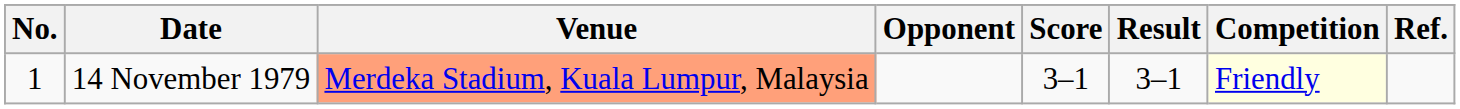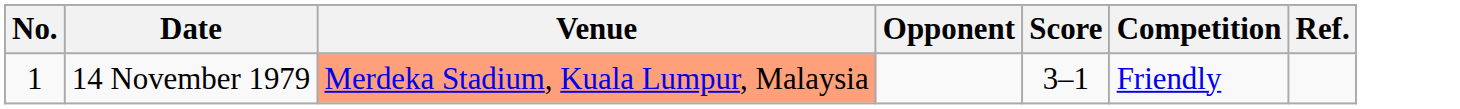- column: (1159, 28)
(1267, 77) lightyellow background -> (1169, 77) no background
